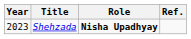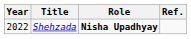(17, 27) 2023 -> (17, 27) 2022
